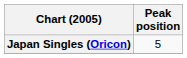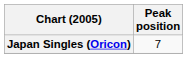(158, 44) 5 -> (158, 44) 7
